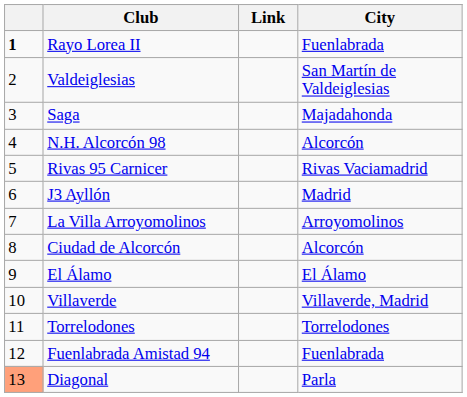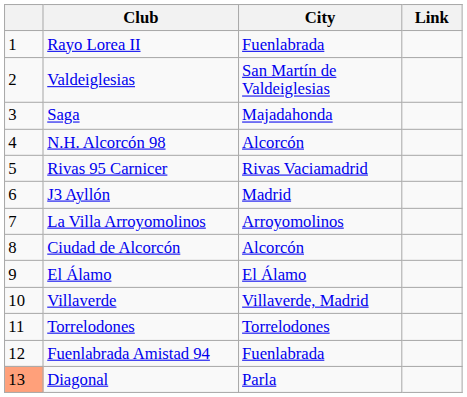columns swapped: (380, 17) <-> (268, 17)
(13, 44) bold -> (13, 44) normal
